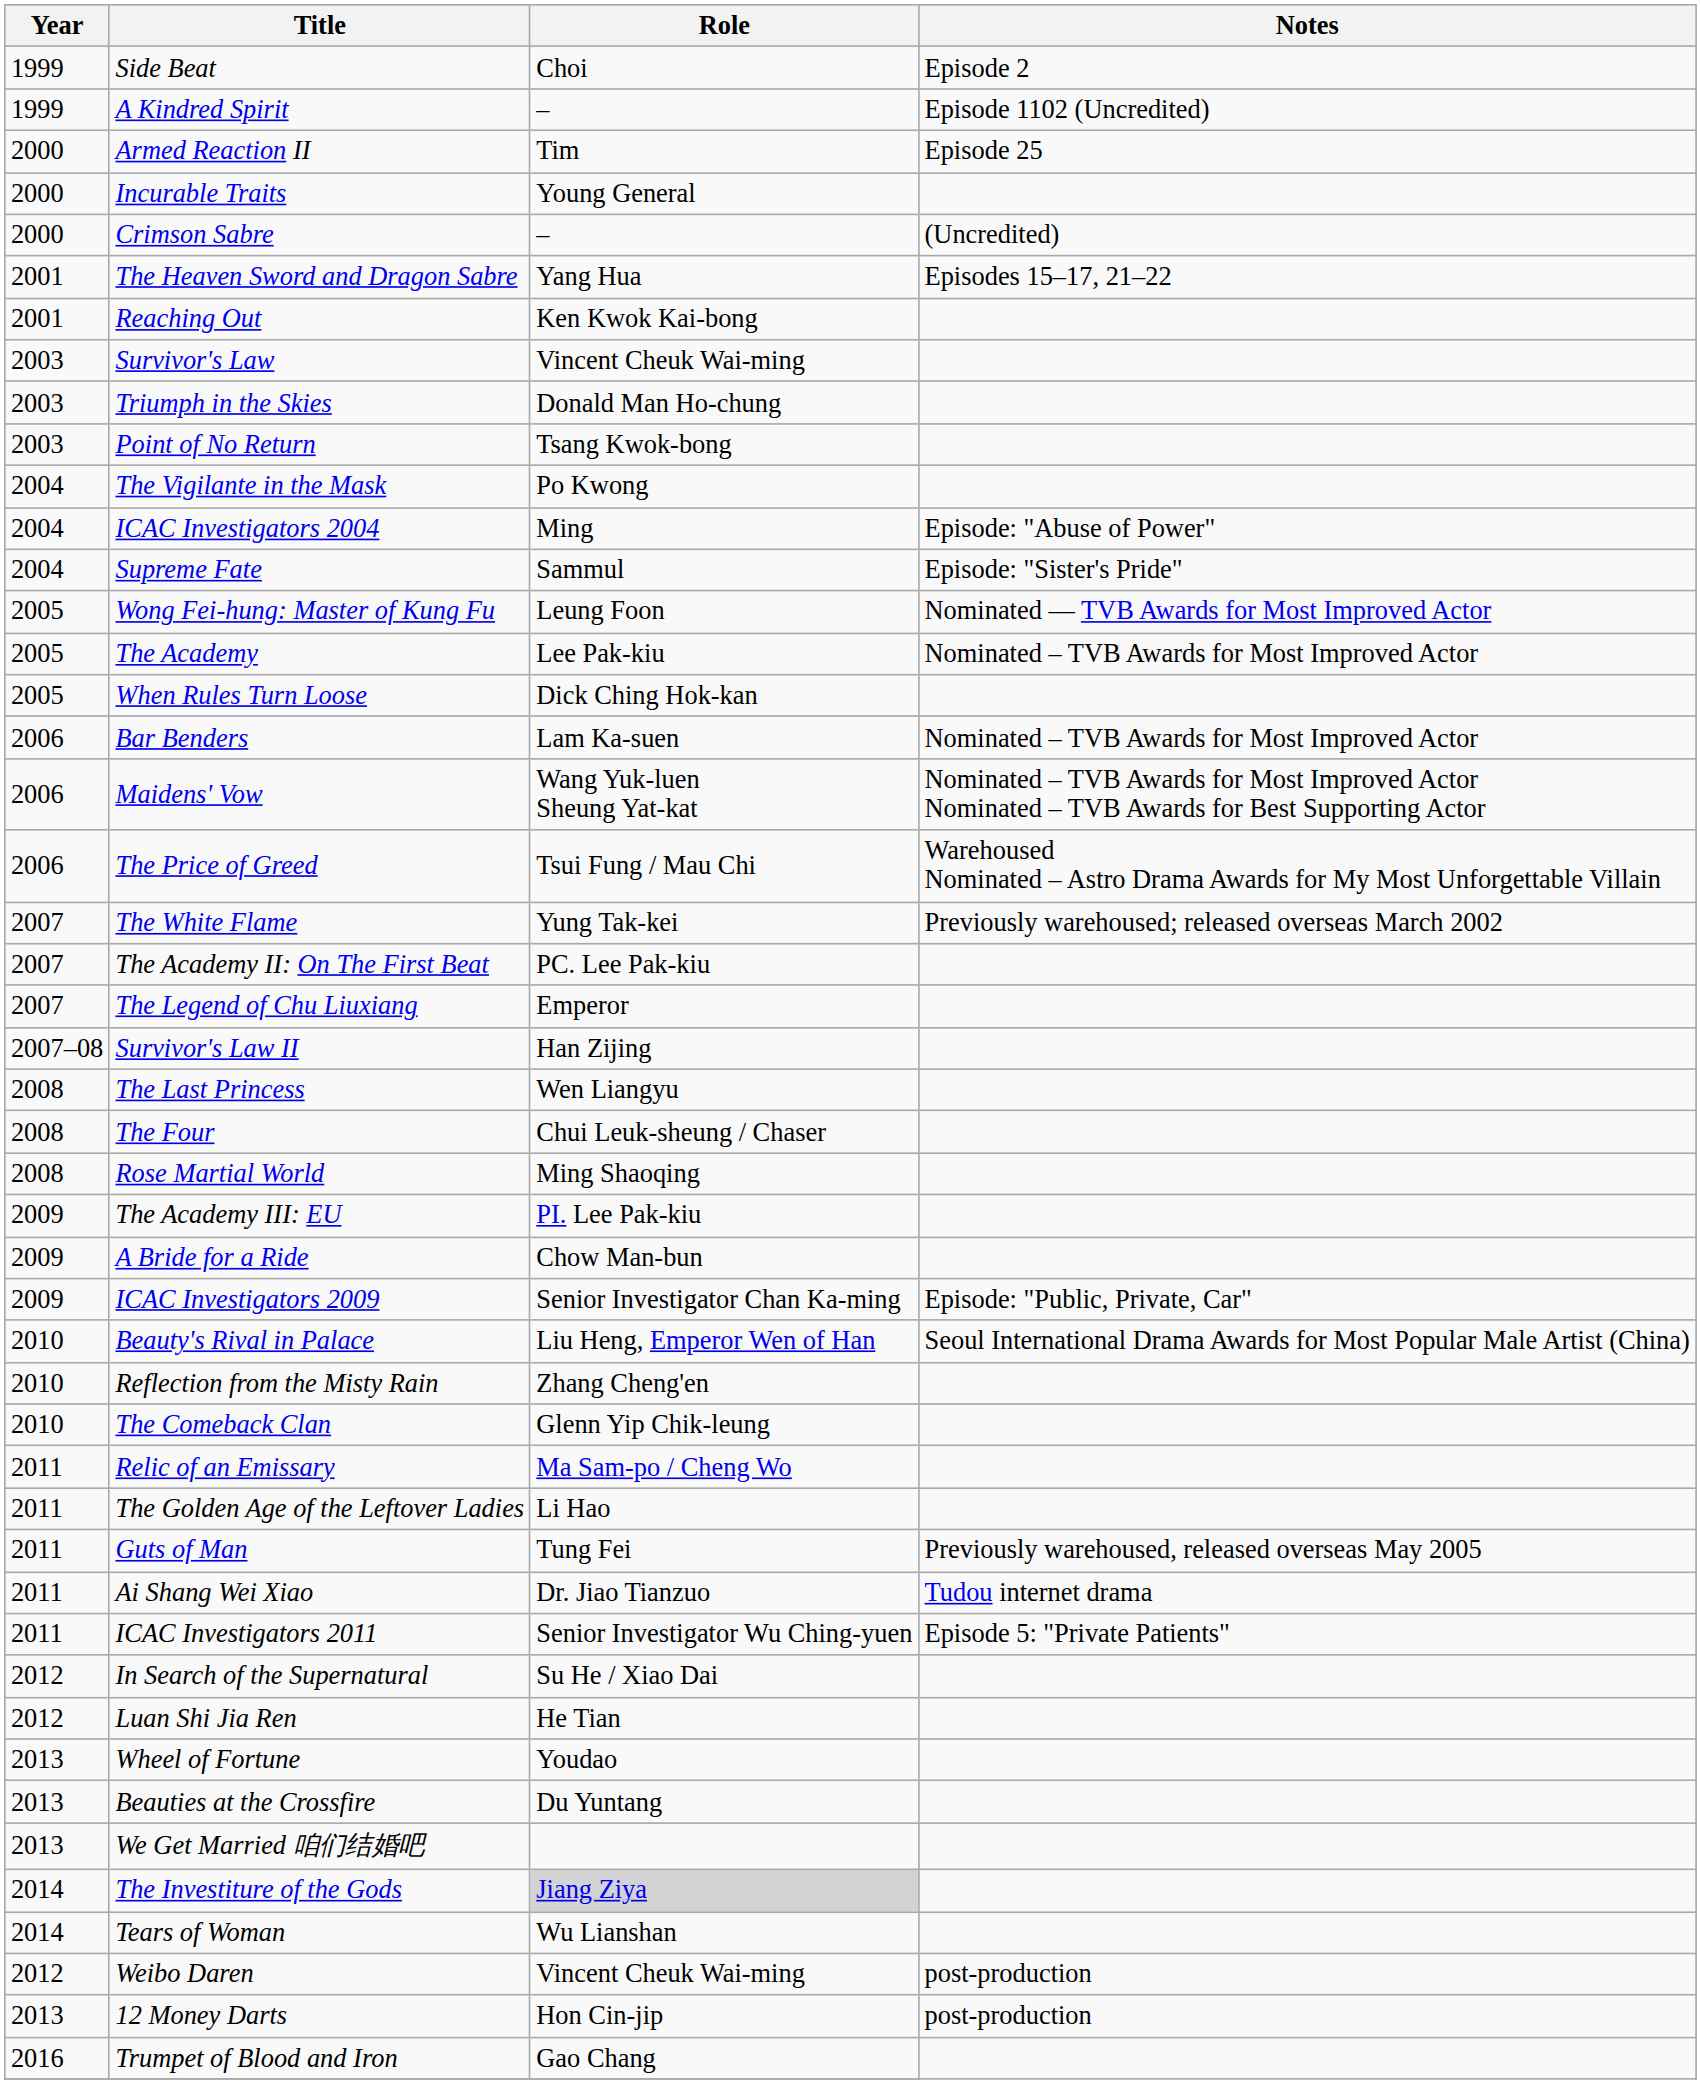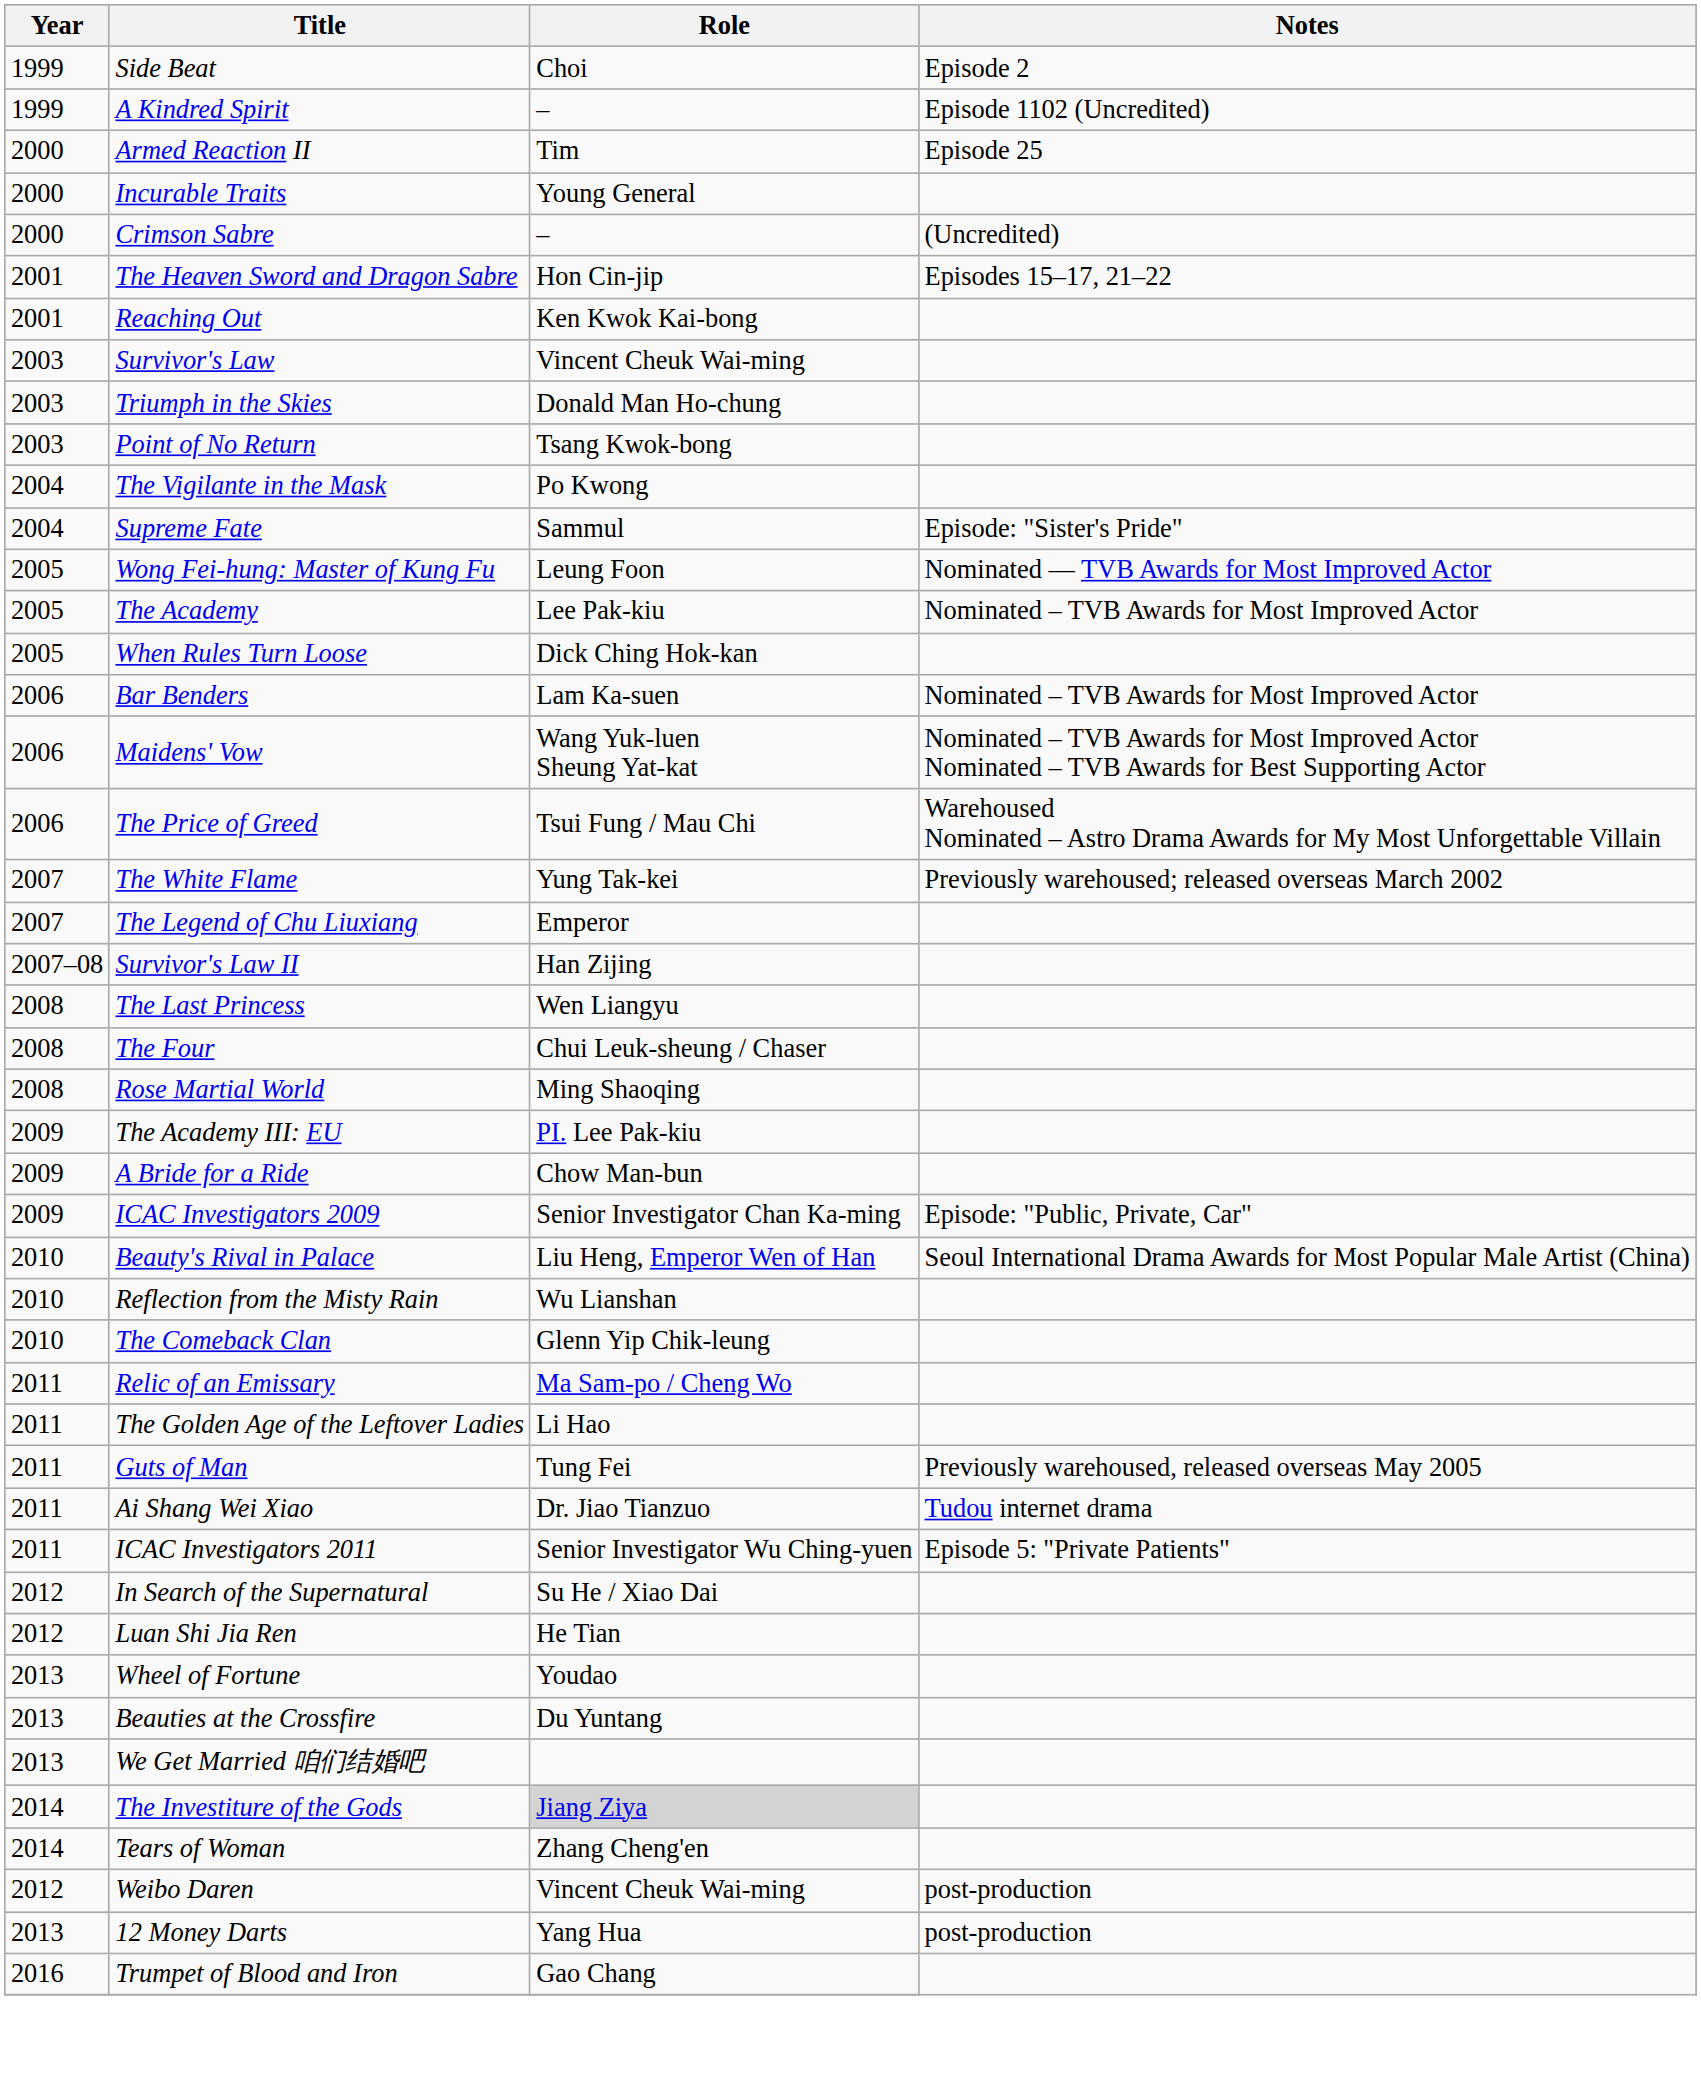(589, 276) Yang Hua -> (600, 276) Hon Cin-jip
- row: (247, 527)
- row: (302, 964)
(623, 1382) Zhang Cheng'en -> (607, 1299) Wu Lianshan
(607, 1932) Wu Lianshan -> (623, 1848) Zhang Cheng'en
(600, 2015) Hon Cin-jip -> (589, 1932) Yang Hua
